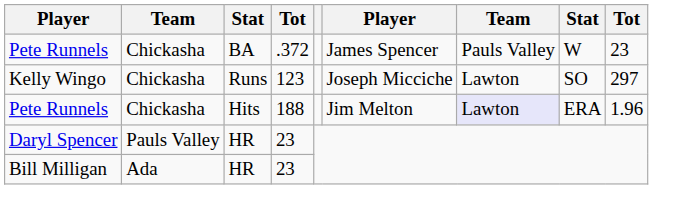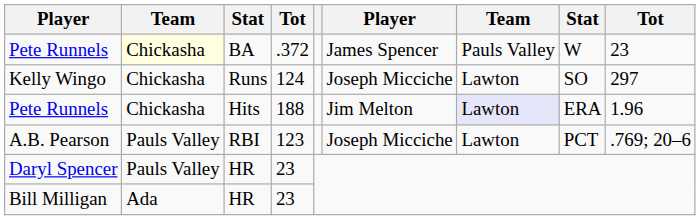(165, 49) no background -> (165, 49) lightyellow background
(290, 79) 123 -> (290, 79) 124
+ row: (59, 139)
